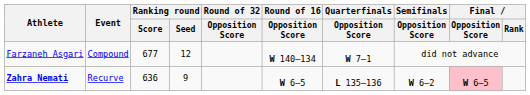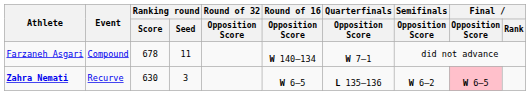(150, 54) 677 -> (150, 54) 678
(186, 54) 12 -> (186, 54) 11
(150, 78) 636 -> (150, 78) 630
(186, 78) 9 -> (186, 78) 3
